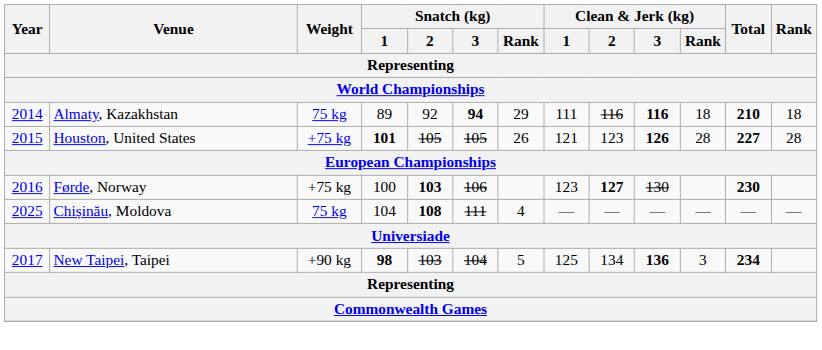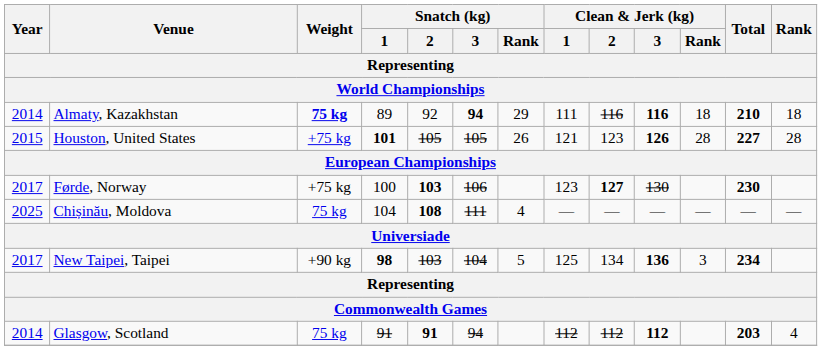(329, 114) normal -> (329, 114) bold
(27, 187) 2016 -> (27, 187) 2017
+ row: (111, 333)
